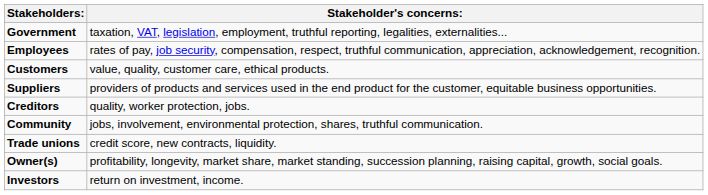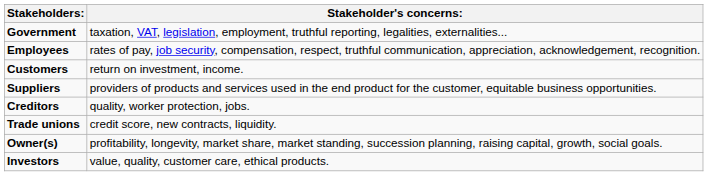(209, 69) value, quality, customer care, ethical products. -> (167, 69) return on investment, income.
- row: (39, 124)
(167, 180) return on investment, income. -> (209, 161) value, quality, customer care, ethical products.
